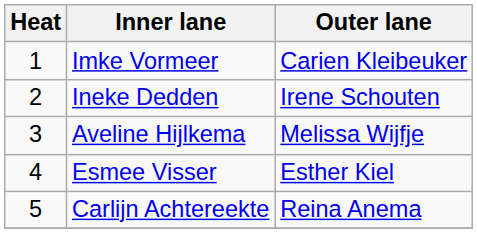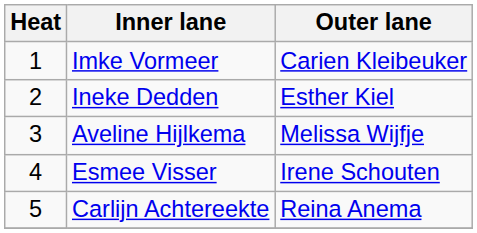(360, 97) Irene Schouten -> (337, 97) Esther Kiel
(337, 172) Esther Kiel -> (360, 172) Irene Schouten
